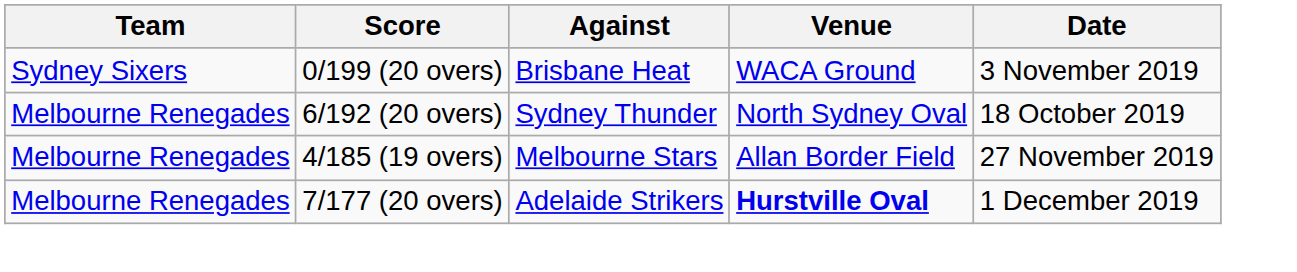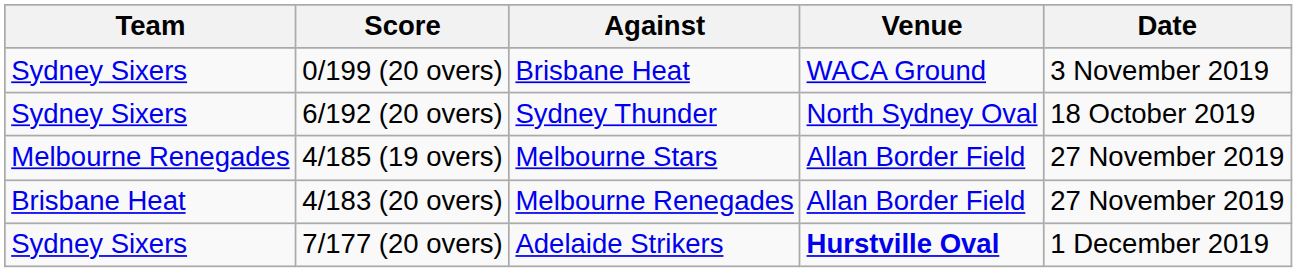(150, 113) Melbourne Renegades -> (99, 113) Sydney Sixers
+ row: (403, 200)
(150, 200) Melbourne Renegades -> (99, 244) Sydney Sixers
